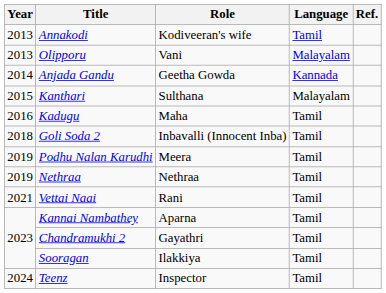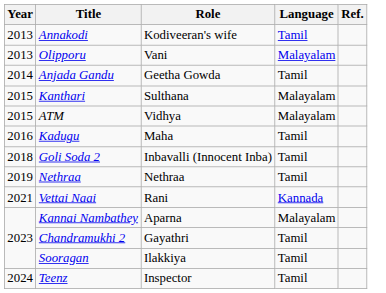(315, 75) Kannada -> (293, 75) Tamil
+ row: (51, 116)
- row: (96, 156)
(307, 197) Tamil -> (301, 197) Kannada
(307, 217) Tamil -> (307, 217) Malayalam
